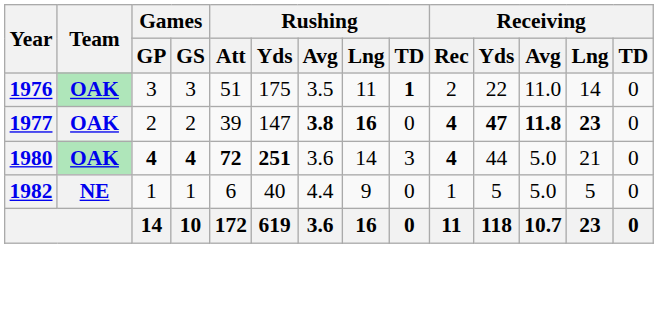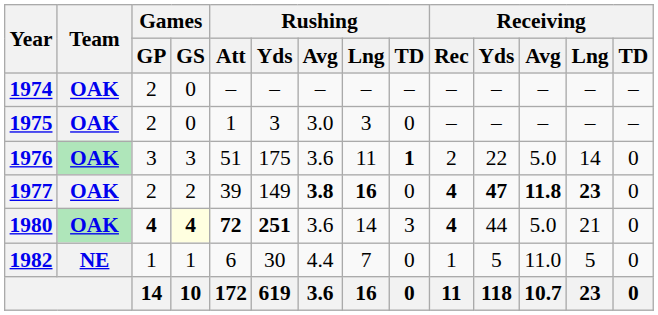+ row: (31, 89)
+ row: (31, 123)
(320, 89) 3.5 -> (320, 157) 3.6
(543, 89) 11.0 -> (543, 157) 5.0
(275, 123) 147 -> (275, 191) 149
(191, 157) no background -> (191, 225) lightyellow background
(275, 191) 40 -> (275, 259) 30
(366, 191) 9 -> (366, 259) 7
(543, 191) 5.0 -> (543, 259) 11.0
